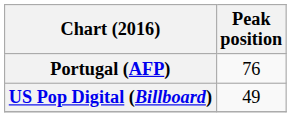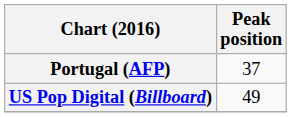(251, 68) 76 -> (251, 68) 37
